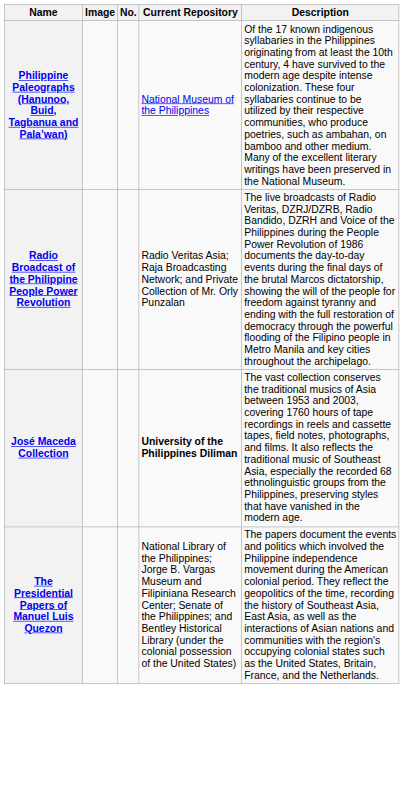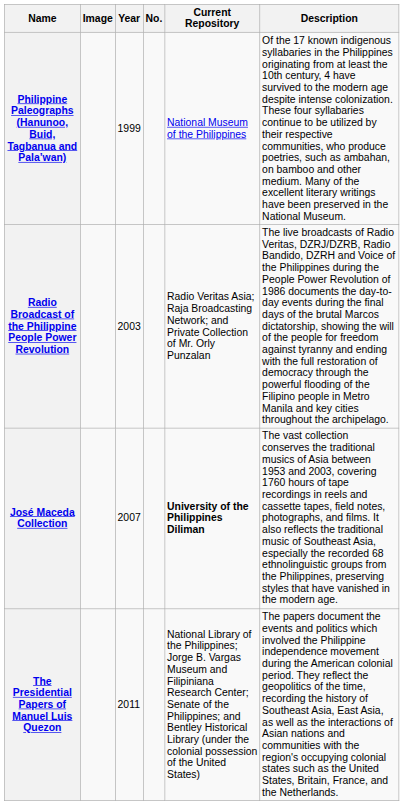+ column: (129, 18)
